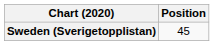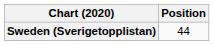(184, 31) 45 -> (184, 31) 44
